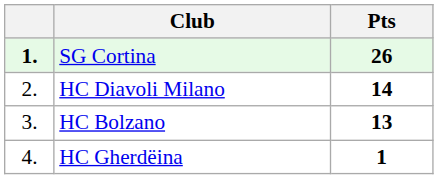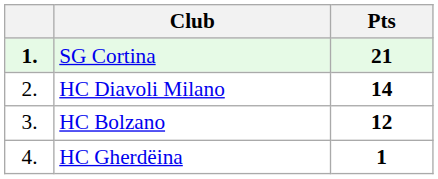(382, 55) 26 -> (382, 55) 21
(382, 122) 13 -> (382, 122) 12
